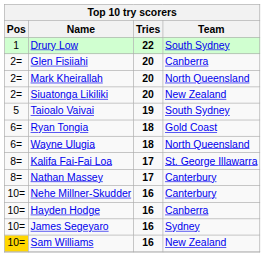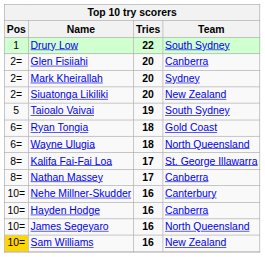(207, 78) North Queensland -> (182, 78) Sydney
(191, 177) Canterbury -> (187, 177) Canberra
(182, 227) Sydney -> (207, 227) North Queensland
